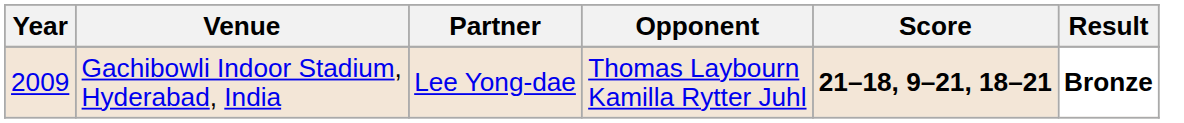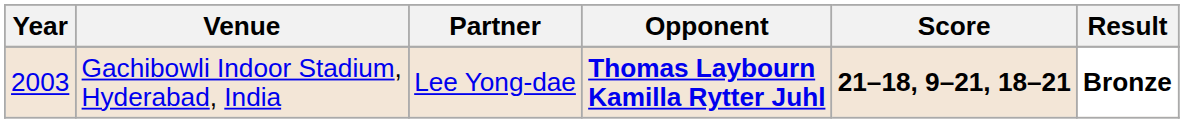(40, 82) 2009 -> (40, 82) 2003
(697, 82) normal -> (707, 82) bold
